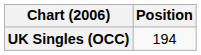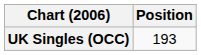(164, 38) 194 -> (164, 38) 193
